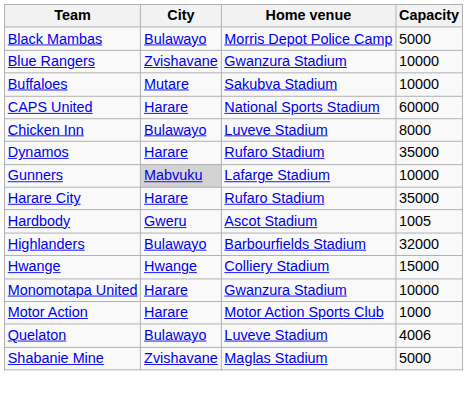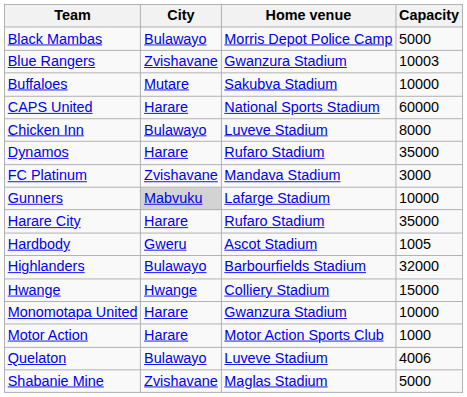(419, 61) 10000 -> (419, 61) 10003
+ row: (47, 175)
